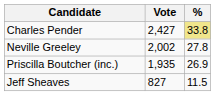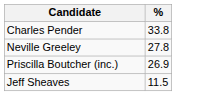- column: (165, 13)
(197, 30) khaki background -> (158, 30) no background
